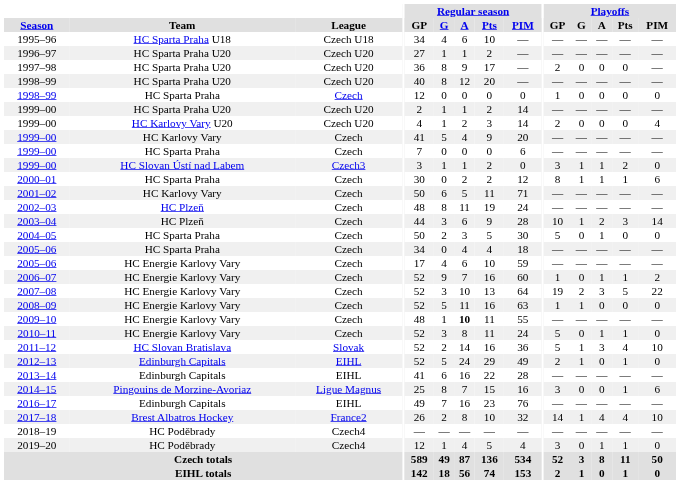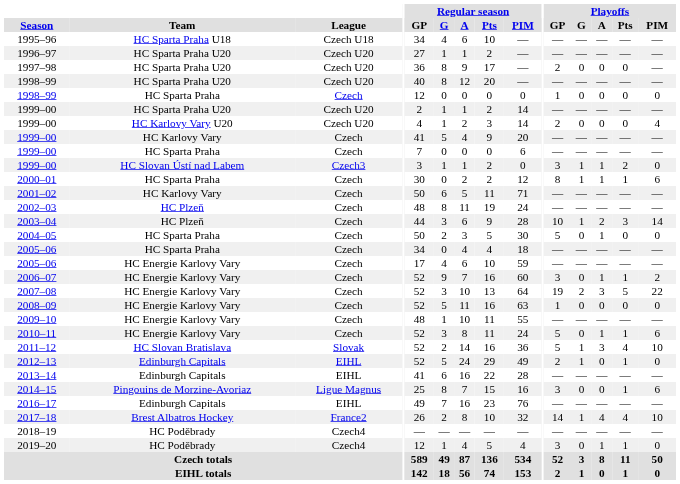(558, 277) 1 -> (558, 277) 3
(581, 305) 1 -> (581, 305) 0
(465, 319) bold -> (465, 319) normal
(657, 333) 0 -> (657, 333) 6
